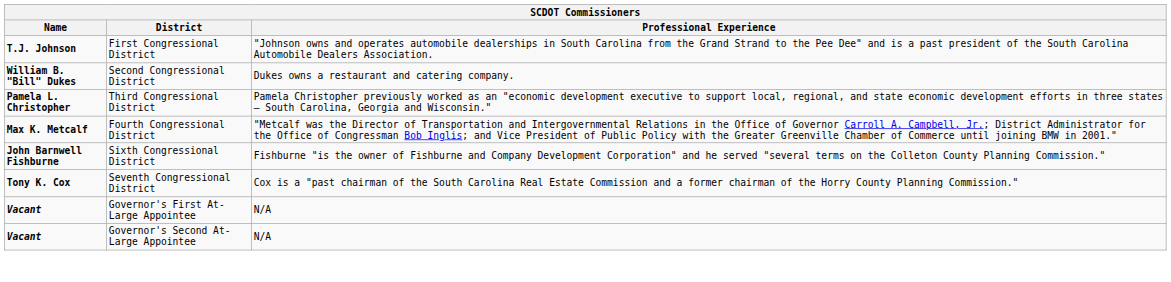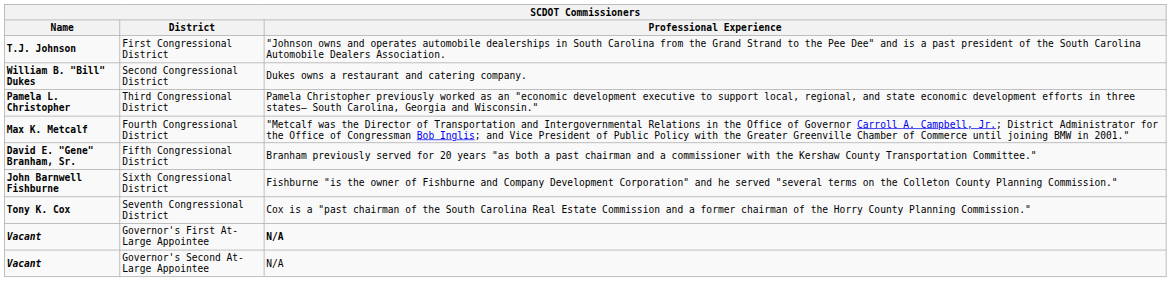+ row: (177, 156)
(262, 210) normal -> (275, 237) bold
